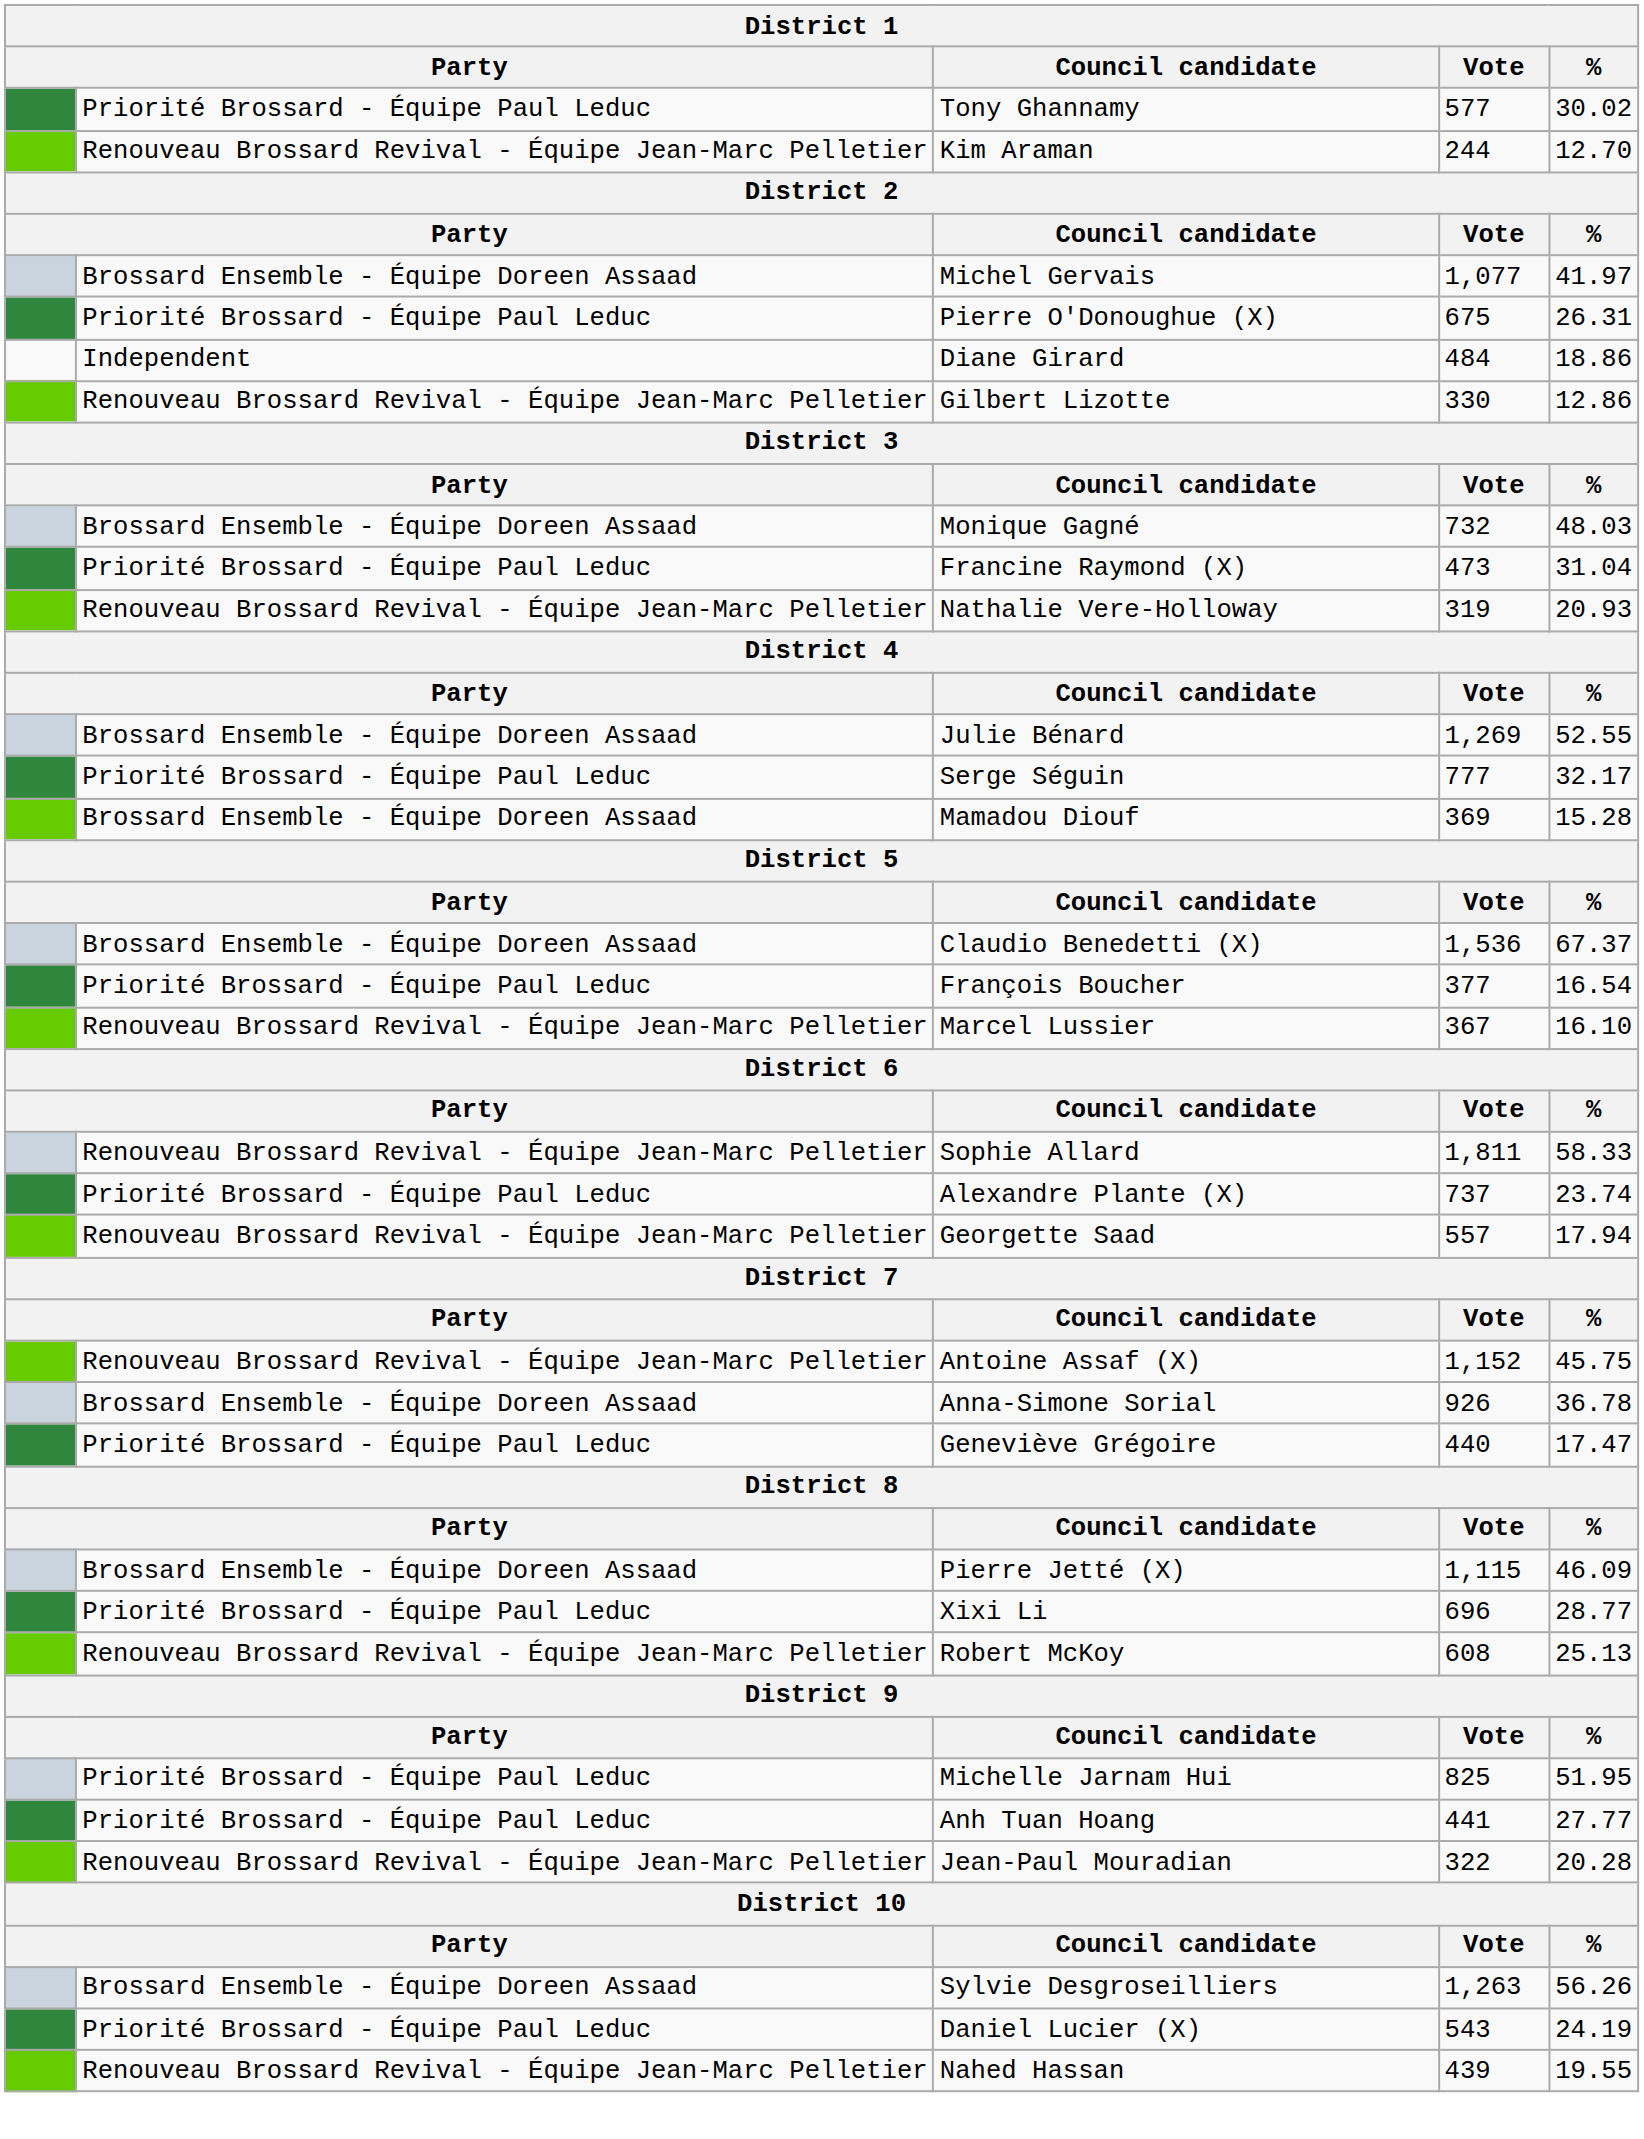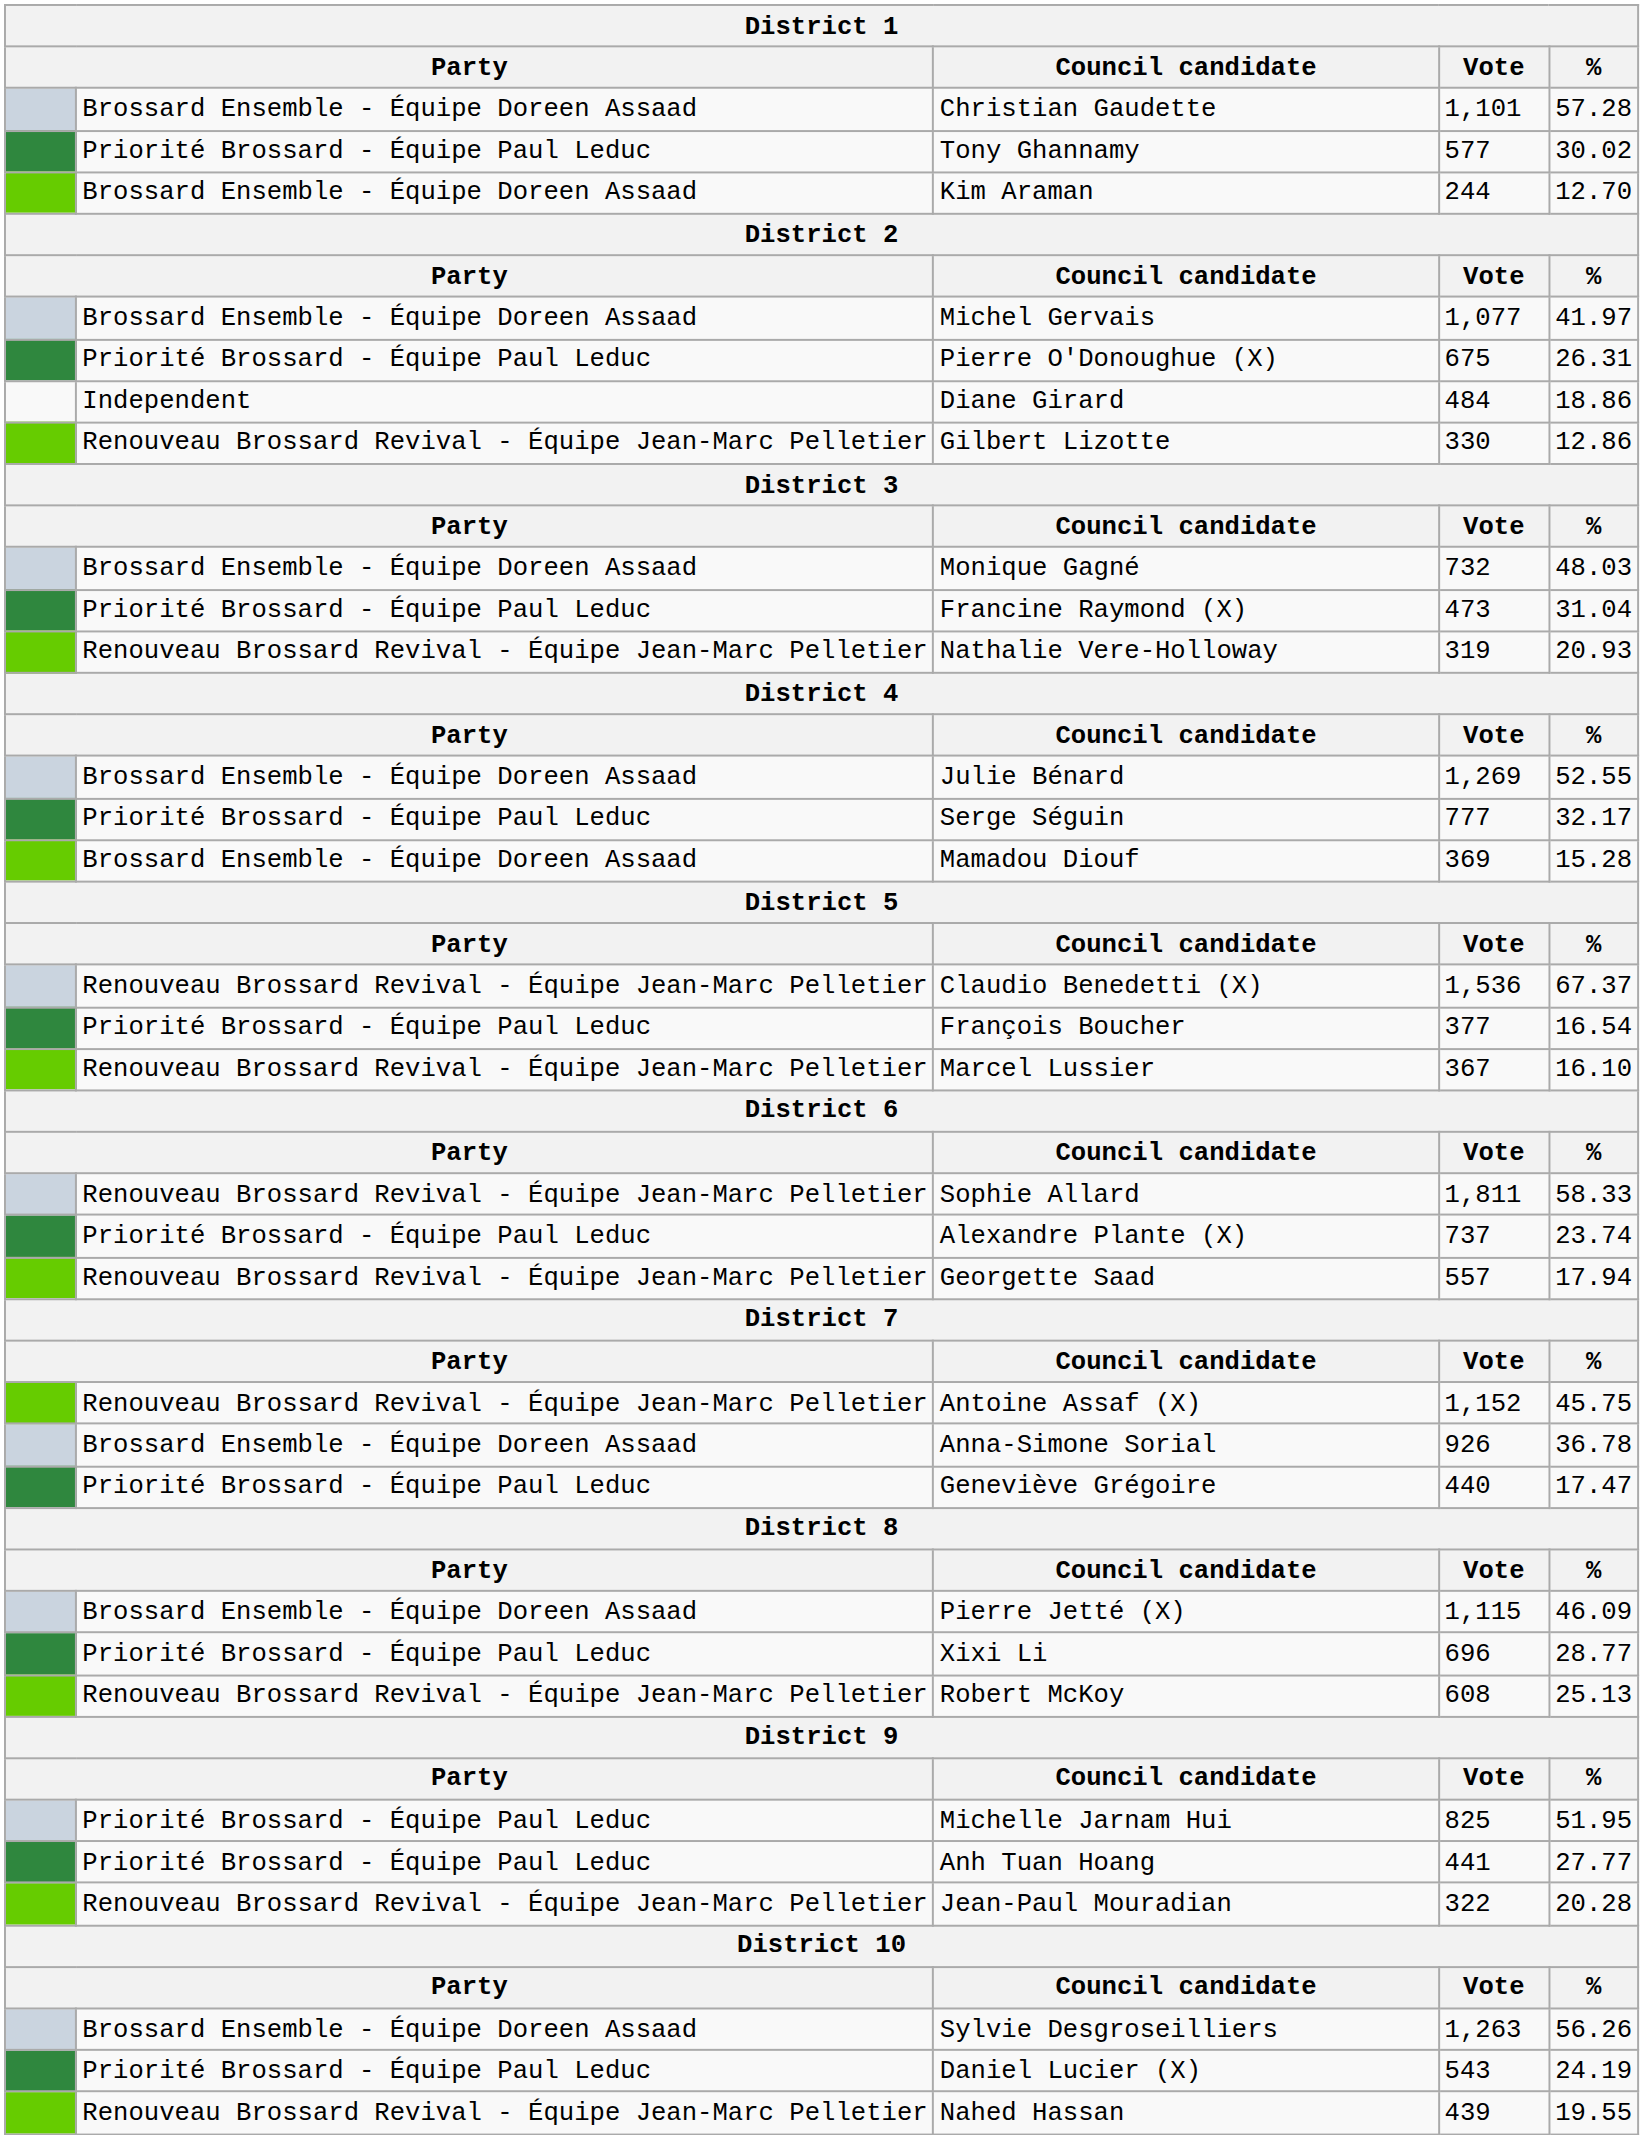+ row: (1078, 109)
(505, 151) Renouveau Brossard Revival - Équipe Jean-Marc Pelletier -> (390, 193) Brossard Ensemble - Équipe Doreen Assaad
(390, 944) Brossard Ensemble - Équipe Doreen Assaad -> (505, 986) Renouveau Brossard Revival - Équipe Jean-Marc Pelletier
